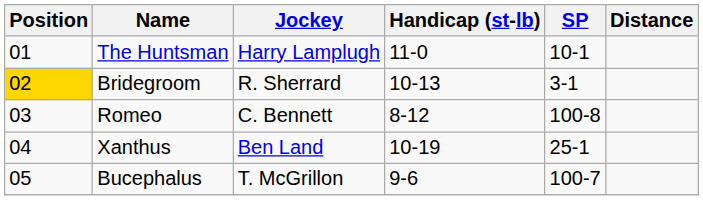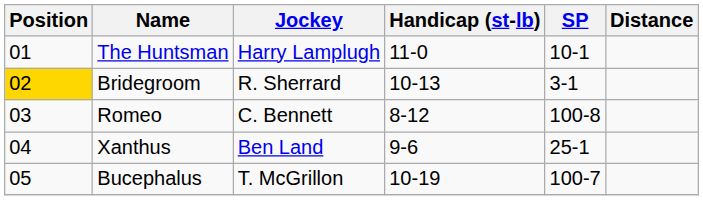(415, 147) 10-19 -> (404, 147) 9-6
(404, 178) 9-6 -> (415, 178) 10-19
